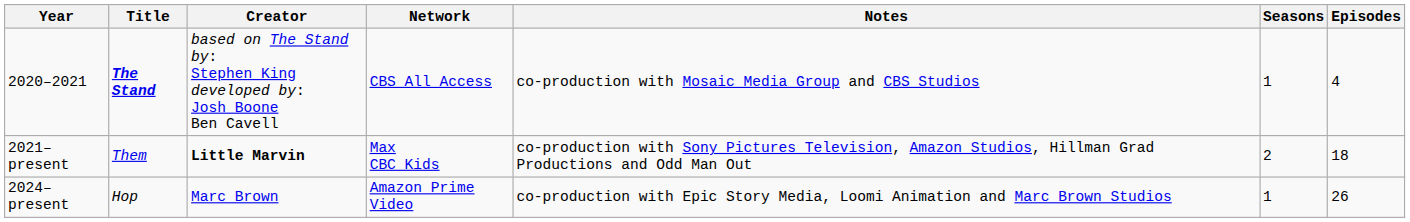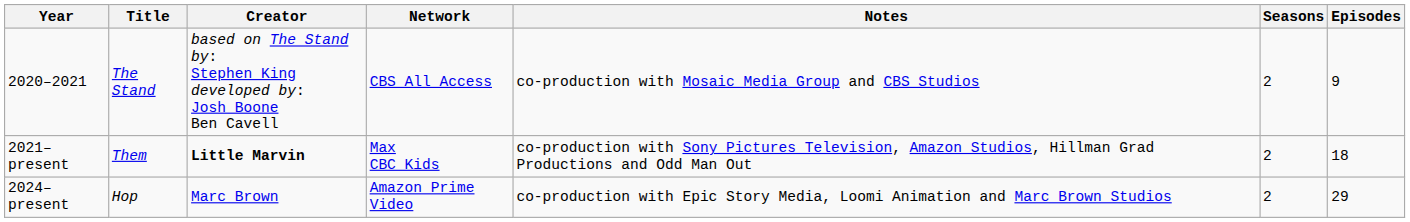(134, 82) bold -> (134, 82) normal
(1267, 82) 1 -> (1267, 82) 2
(1336, 82) 4 -> (1336, 82) 9
(1267, 197) 1 -> (1267, 197) 2
(1340, 197) 26 -> (1340, 197) 29
